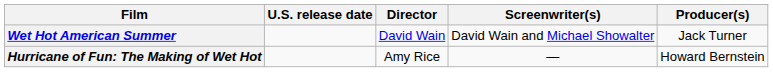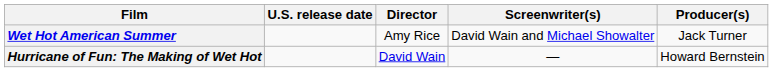(412, 35) David Wain -> (412, 35) Amy Rice
(412, 56) Amy Rice -> (412, 56) David Wain
